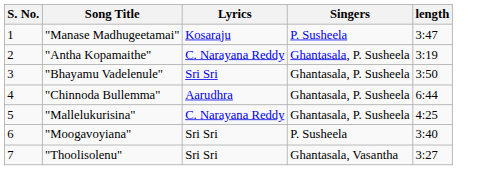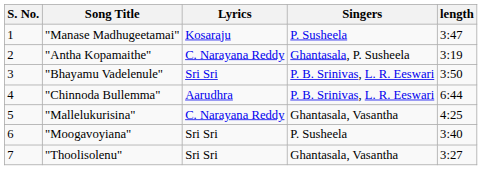(350, 74) Ghantasala, P. Susheela -> (362, 74) P. B. Srinivas, L. R. Eeswari
(350, 94) Ghantasala, P. Susheela -> (362, 94) P. B. Srinivas, L. R. Eeswari
(350, 114) Ghantasala, P. Susheela -> (344, 114) Ghantasala, Vasantha
